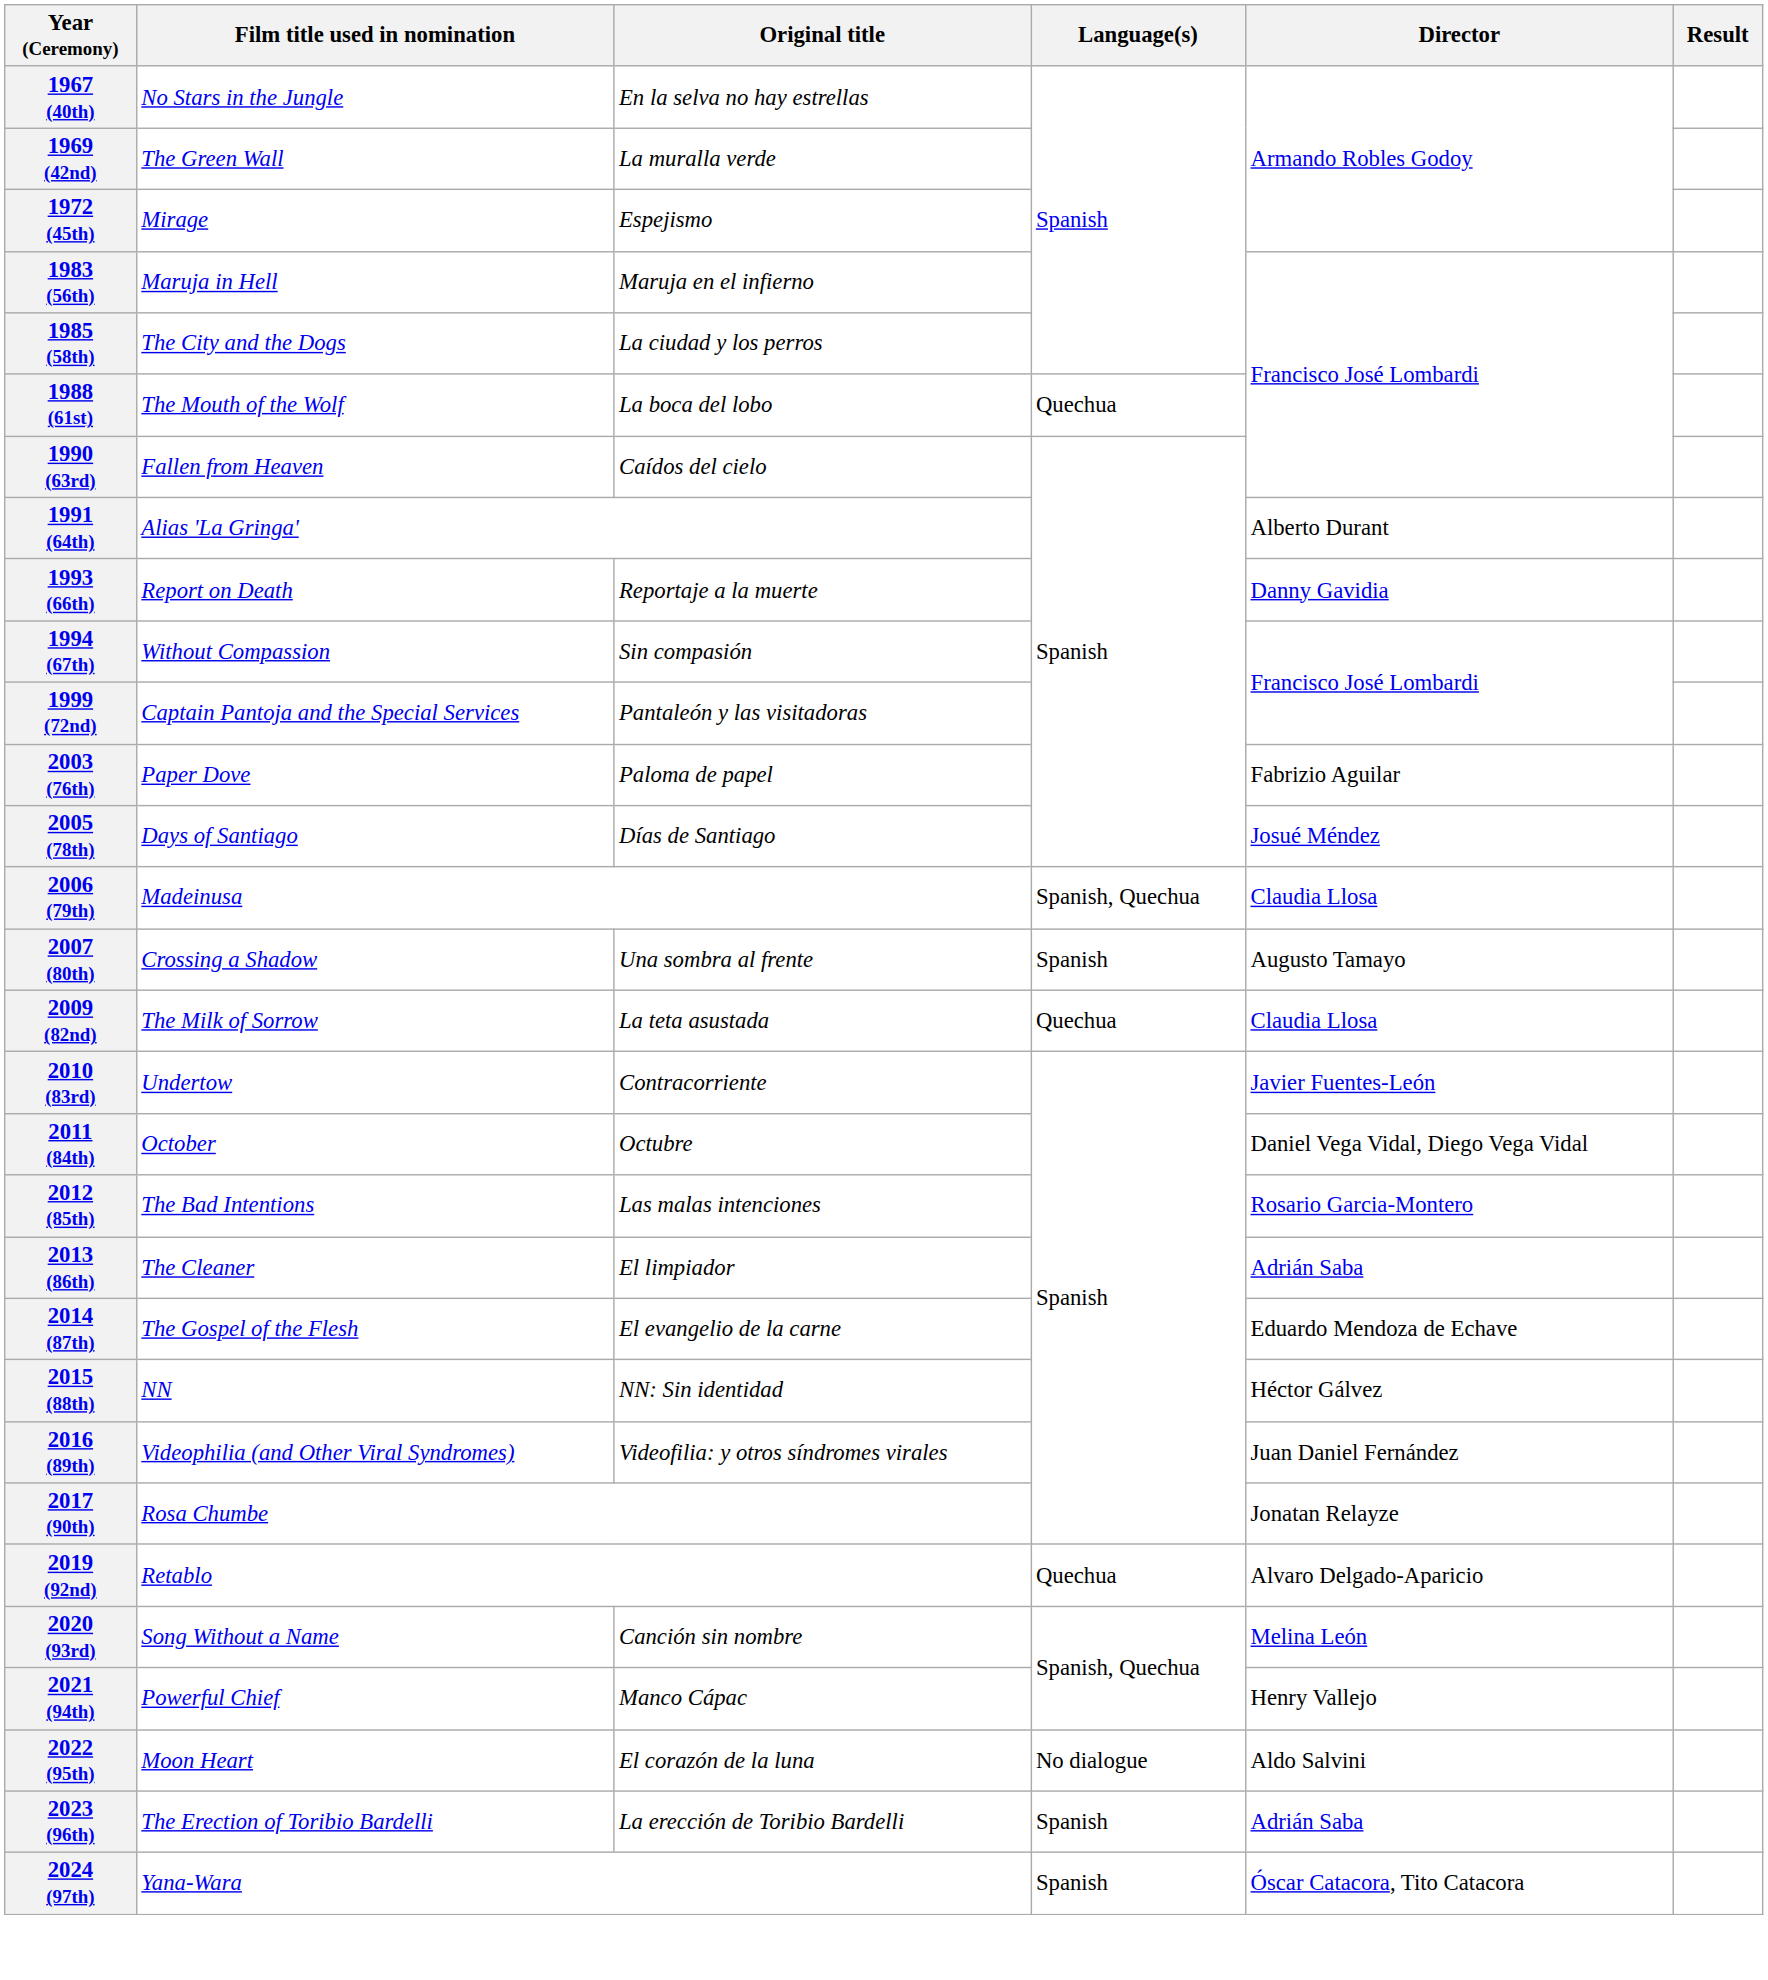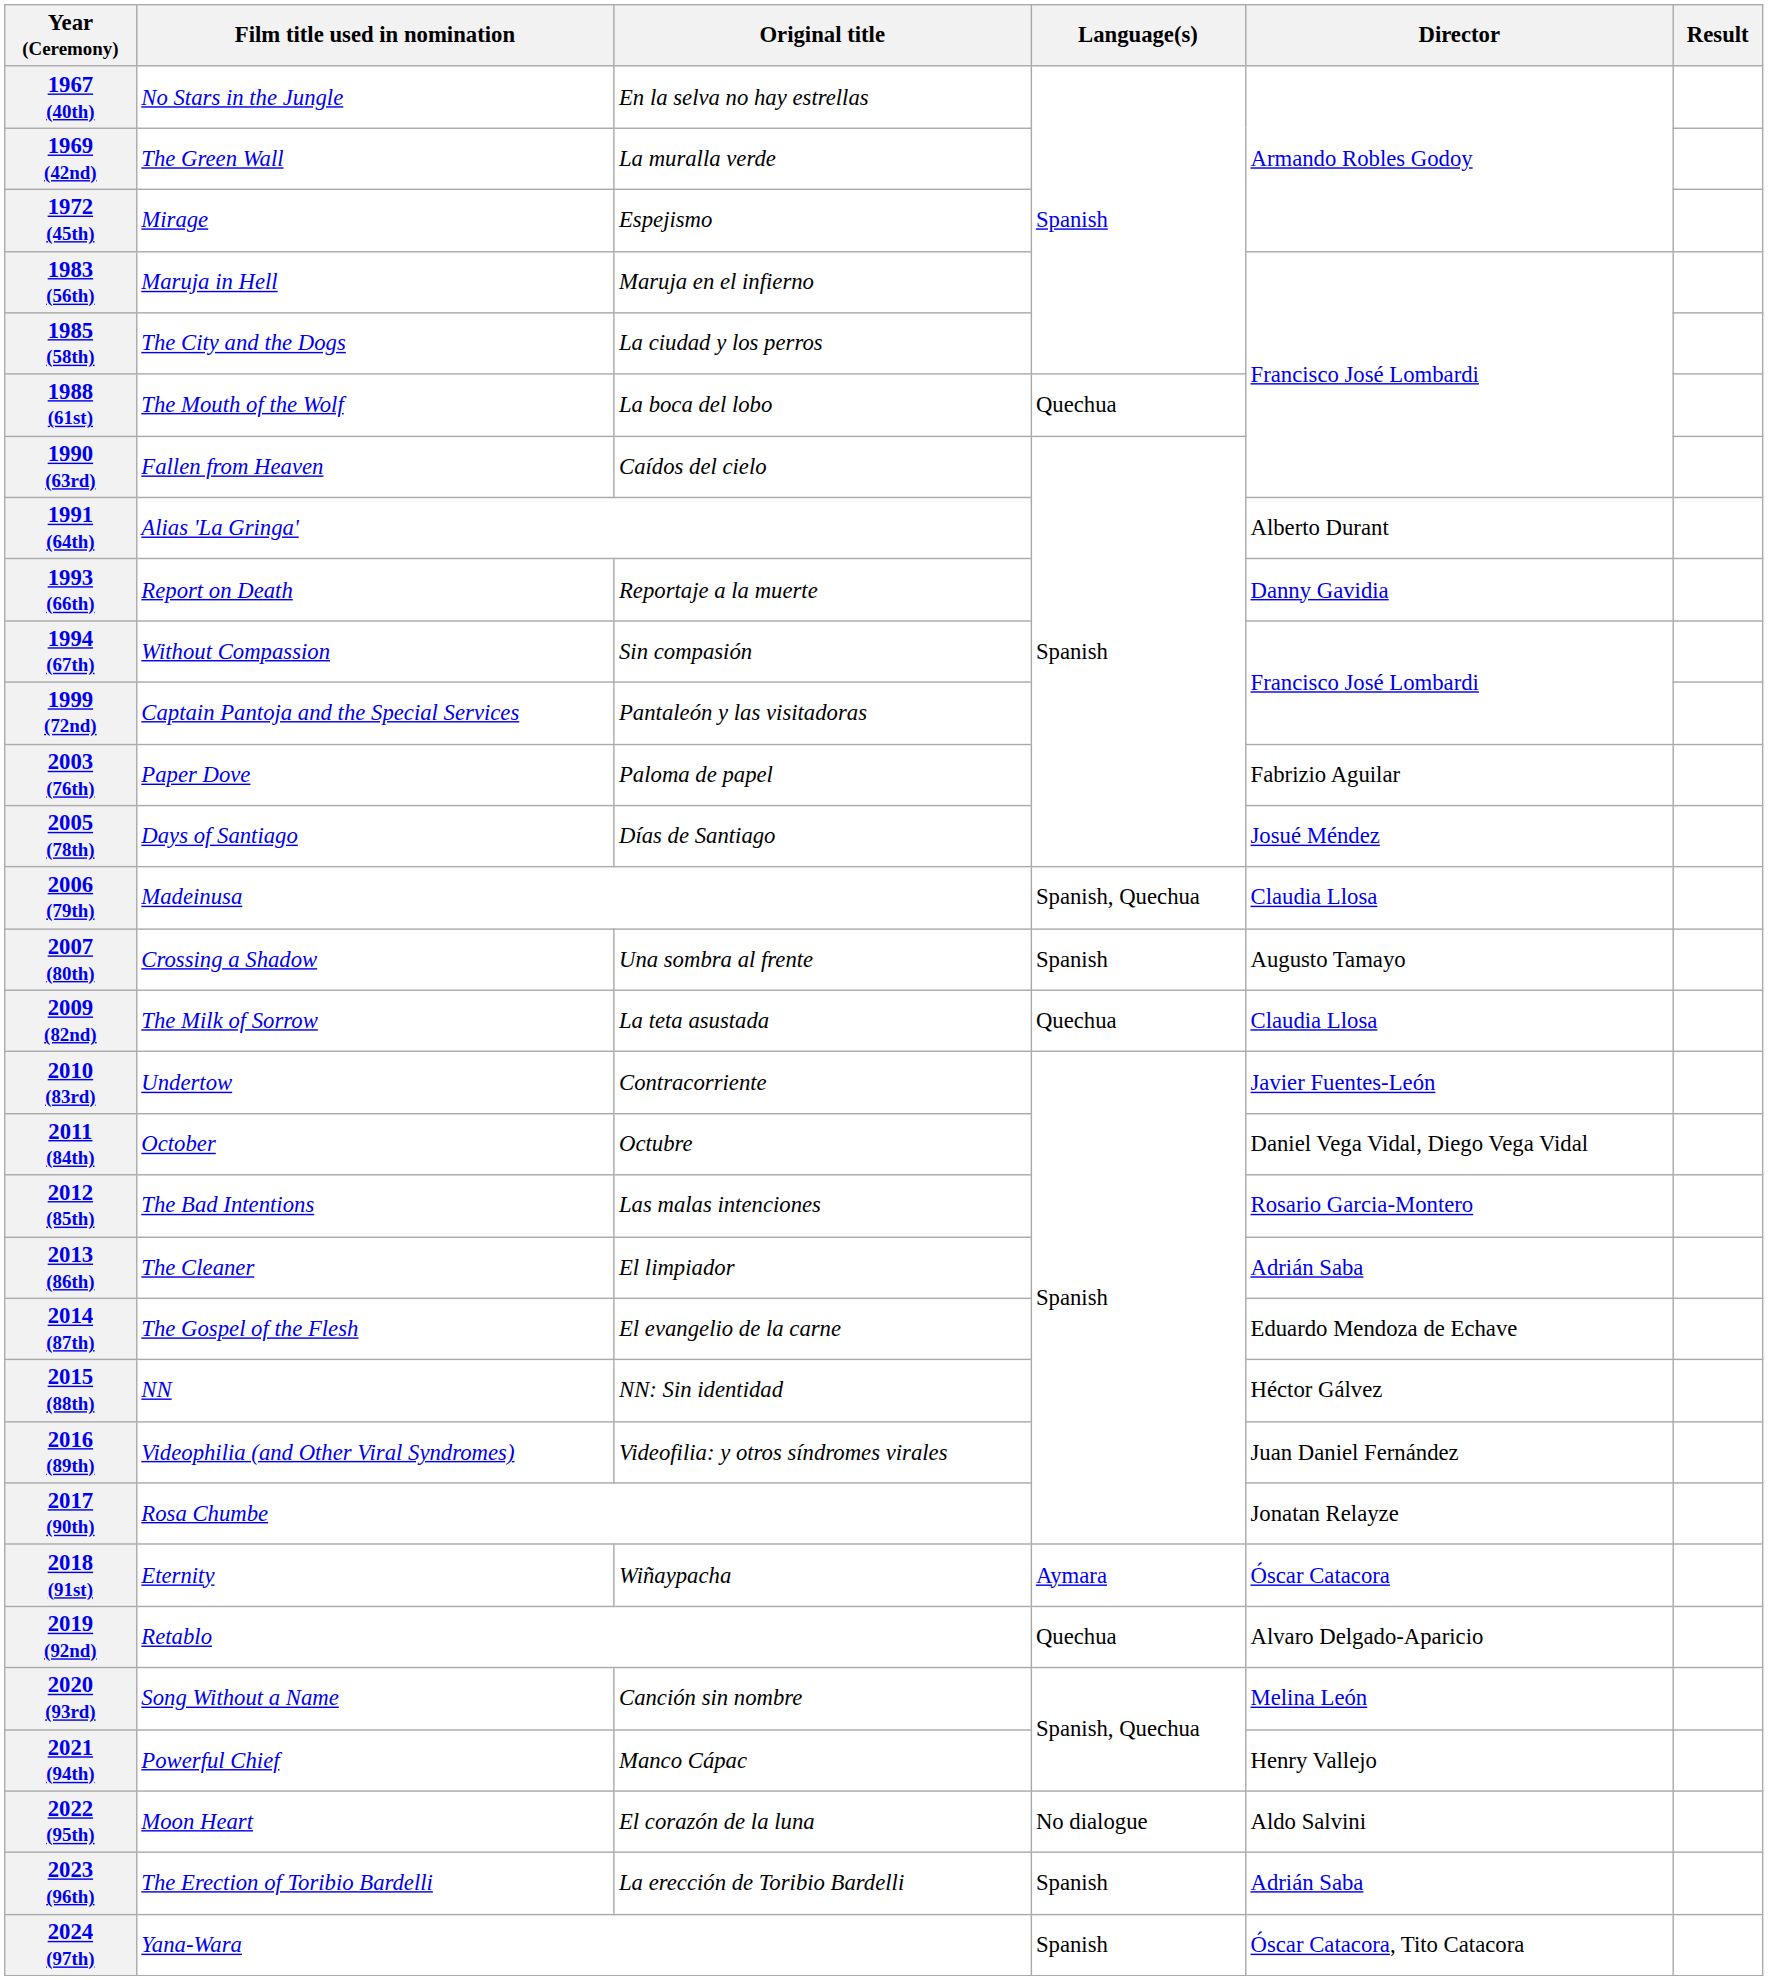+ row: (70, 1575)
